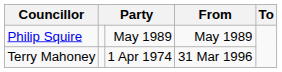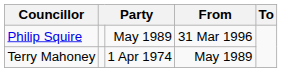(223, 36) May 1989 -> (215, 36) 31 Mar 1996
(215, 57) 31 Mar 1996 -> (223, 57) May 1989
